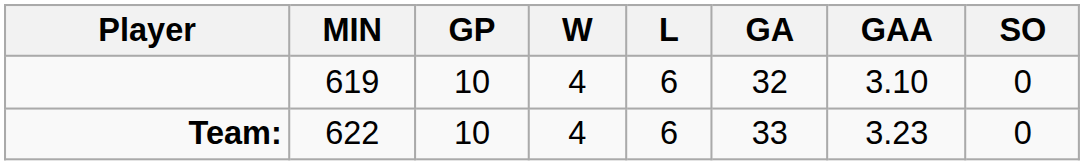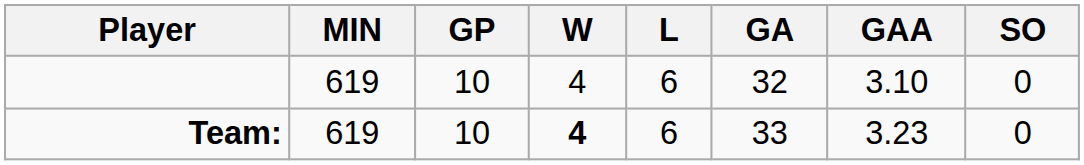(352, 133) 622 -> (352, 133) 619
(577, 133) normal -> (577, 133) bold
